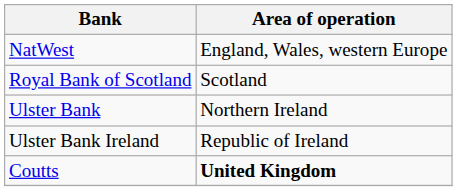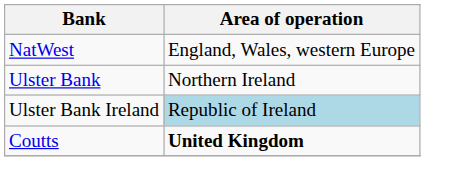- row: (100, 79)
(274, 140) no background -> (242, 110) lightblue background
